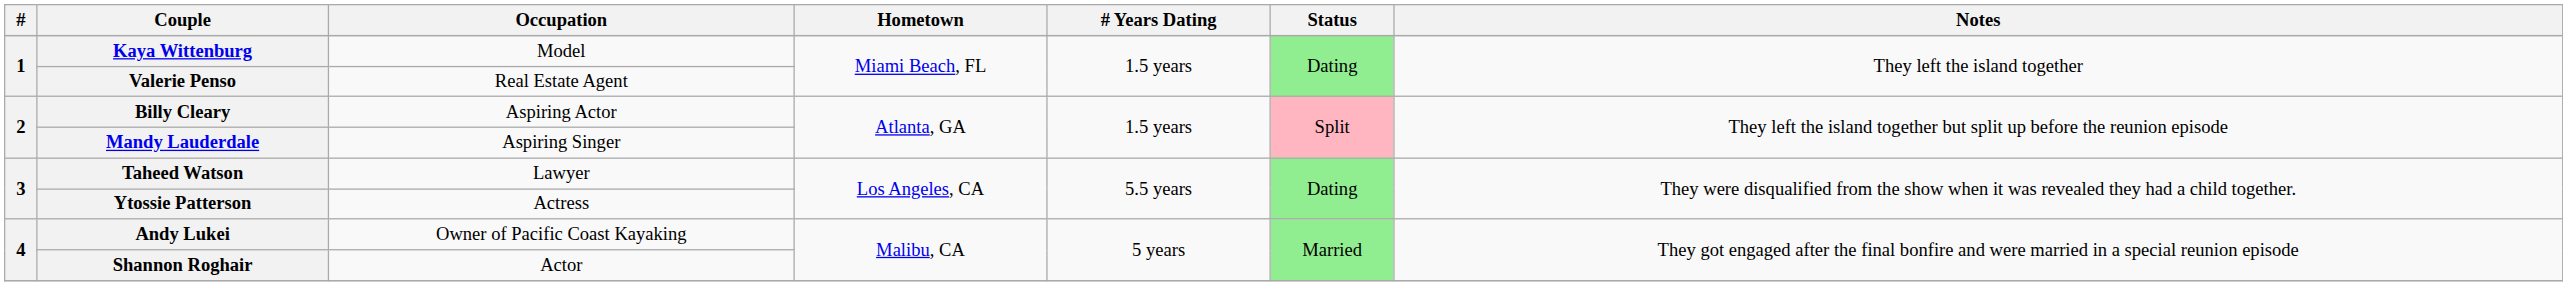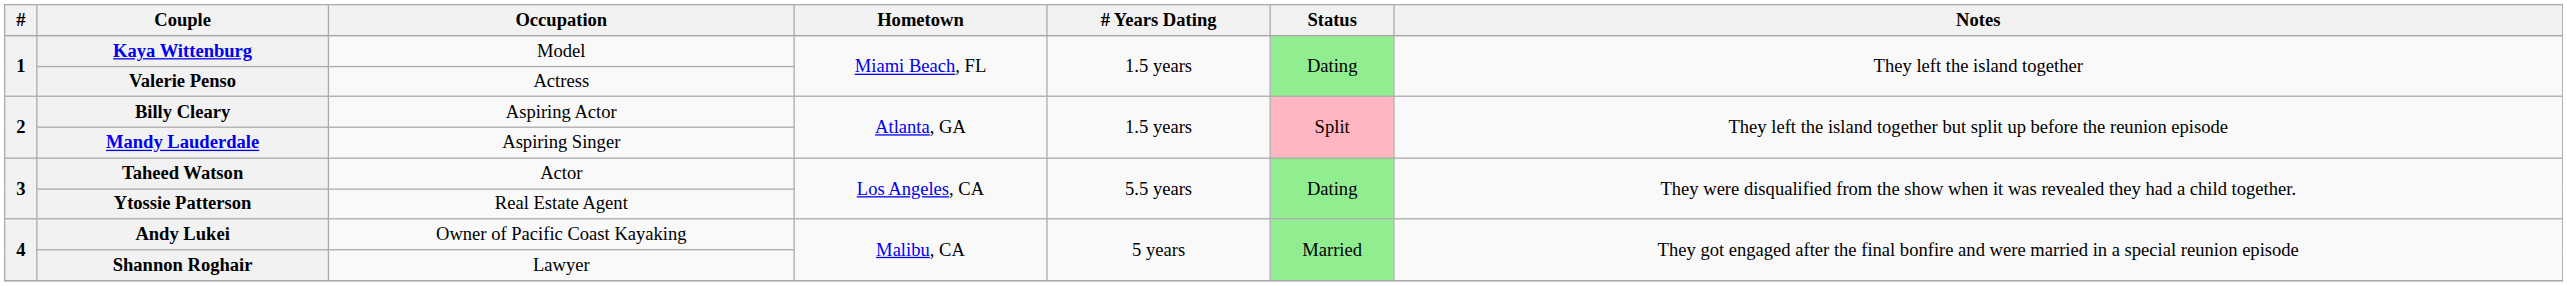(561, 81) Real Estate Agent -> (561, 81) Actress
(561, 173) Lawyer -> (561, 173) Actor
(561, 204) Actress -> (561, 204) Real Estate Agent
(561, 265) Actor -> (561, 265) Lawyer
